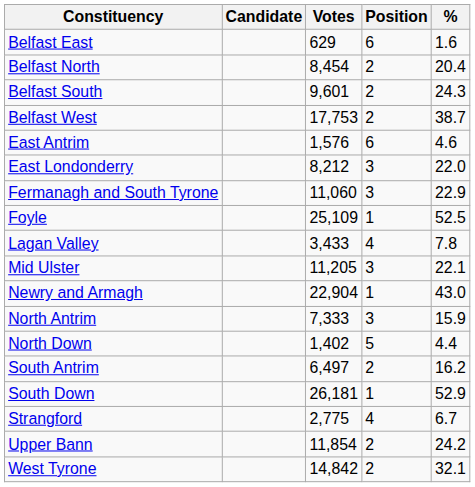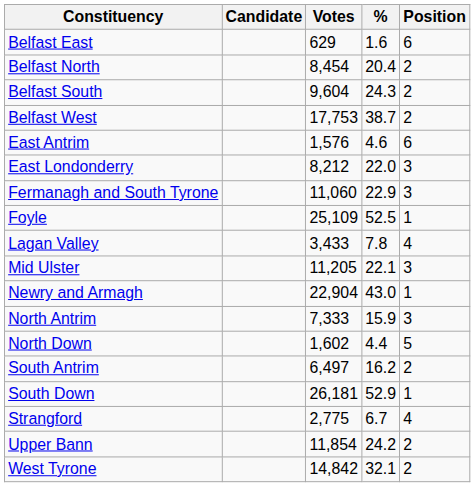columns swapped: (450, 17) <-> (396, 17)
(329, 92) 9,601 -> (329, 92) 9,604
(329, 343) 1,402 -> (329, 343) 1,602
